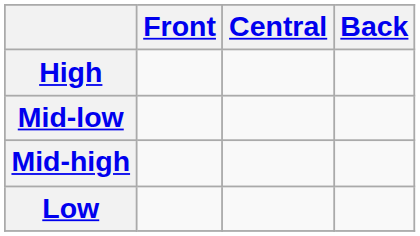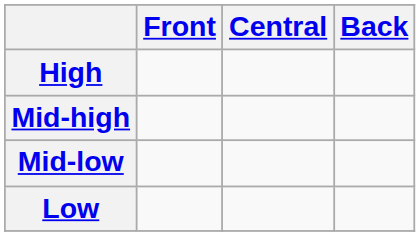rows swapped: (71, 162) <-> (71, 117)
